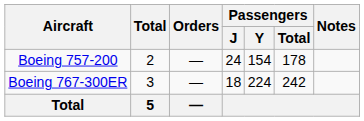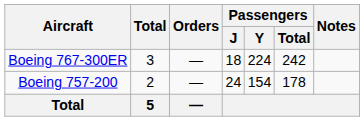rows swapped: (68, 60) <-> (68, 82)
